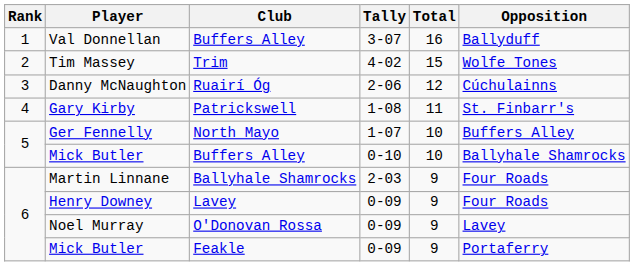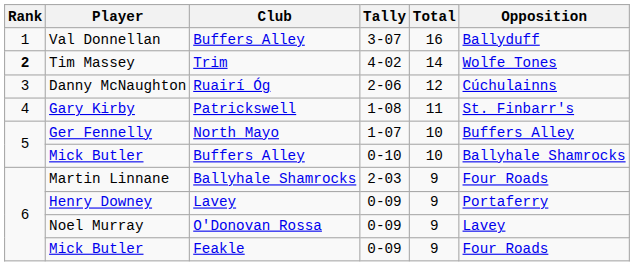(25, 63) normal -> (25, 63) bold
(434, 63) 15 -> (434, 63) 14
(505, 203) Four Roads -> (505, 203) Portaferry
(505, 249) Portaferry -> (505, 249) Four Roads
